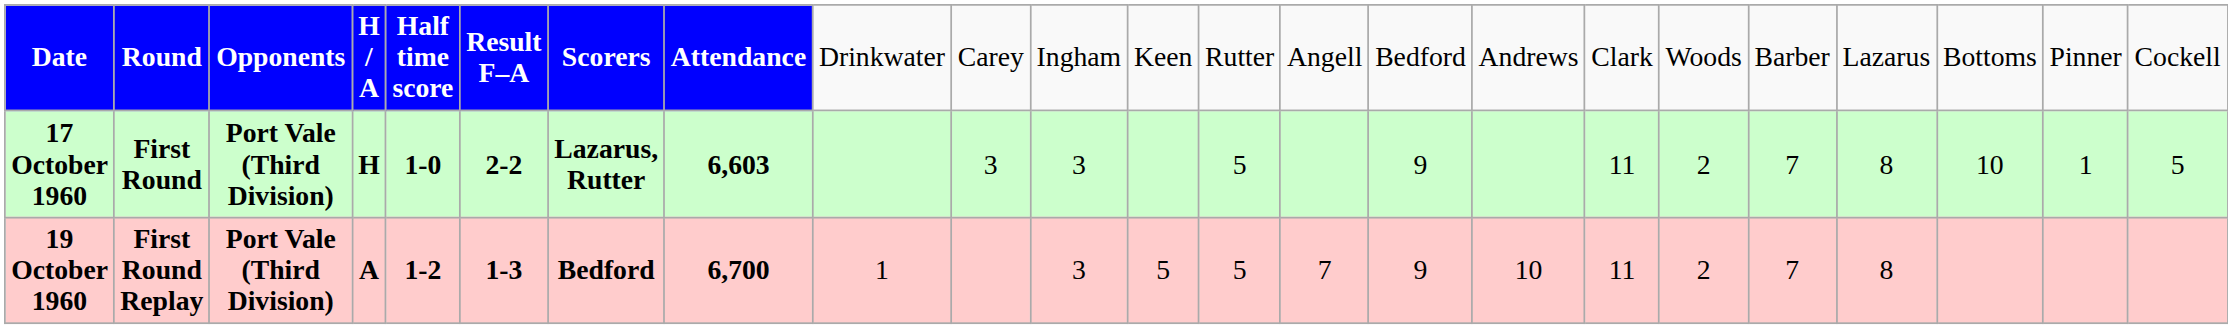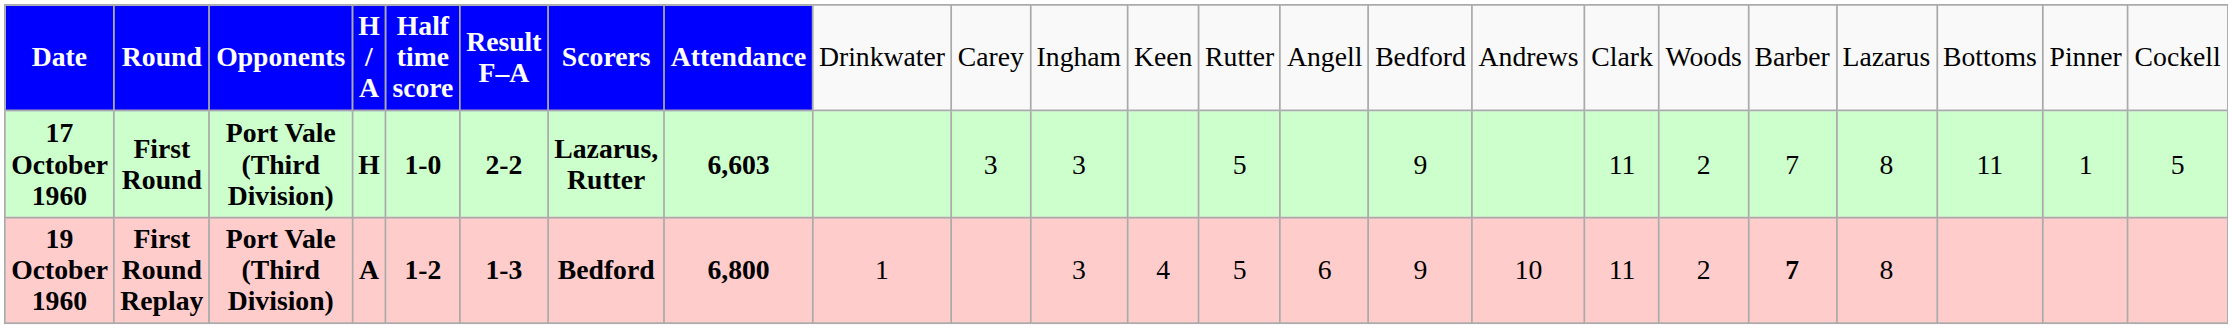(1990, 163) 10 -> (1990, 163) 11
(739, 269) 6,700 -> (739, 269) 6,800
(1163, 269) 5 -> (1163, 269) 4
(1325, 269) 7 -> (1325, 269) 6
(1792, 269) normal -> (1792, 269) bold
